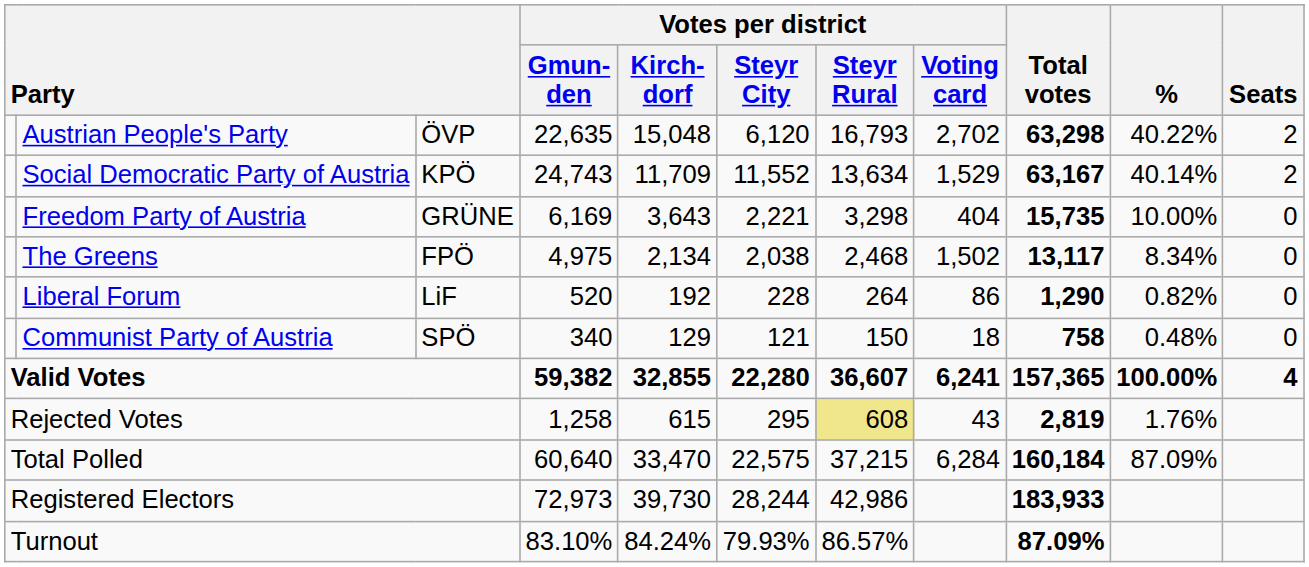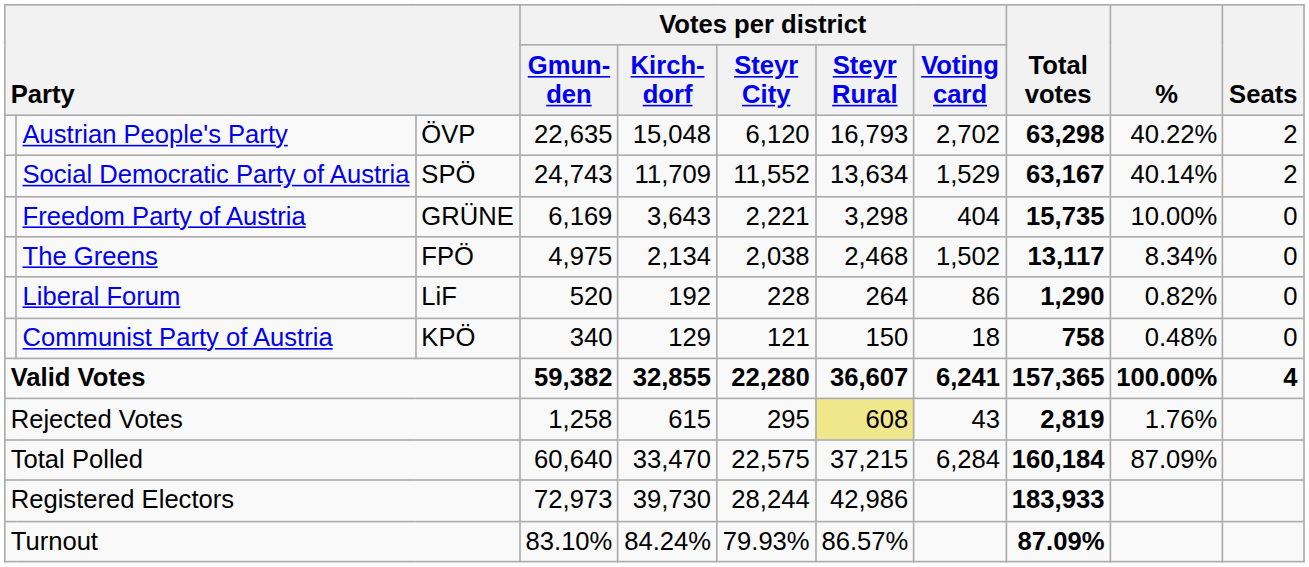(448, 175) KPÖ -> (448, 175) SPÖ
(448, 337) SPÖ -> (448, 337) KPÖ
